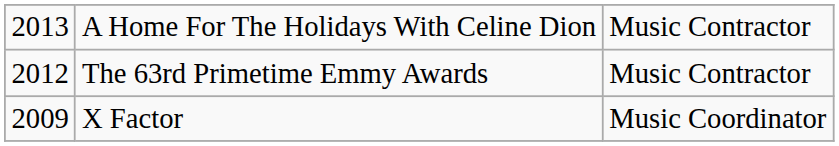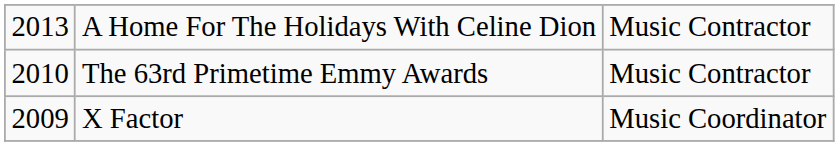(40, 72) 2012 -> (40, 72) 2010
